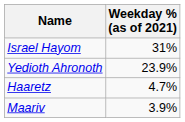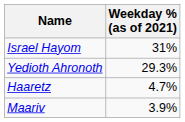(159, 68) 23.9% -> (159, 68) 29.3%
